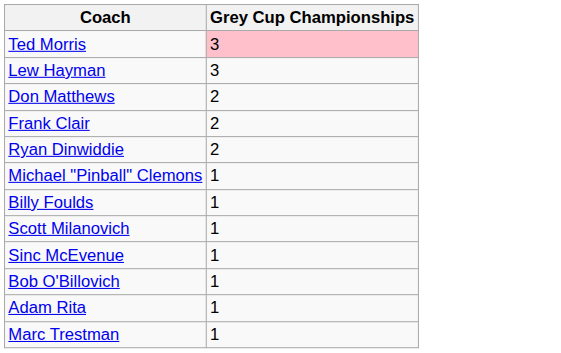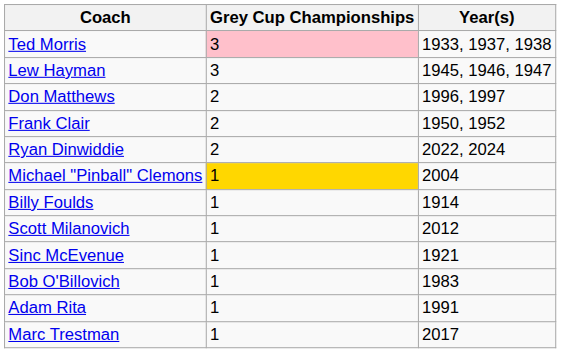+ column: (487, 17)
(215, 176) no background -> (215, 176) gold background
